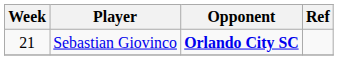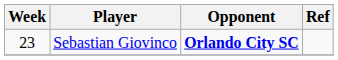(27, 42) 21 -> (27, 42) 23
